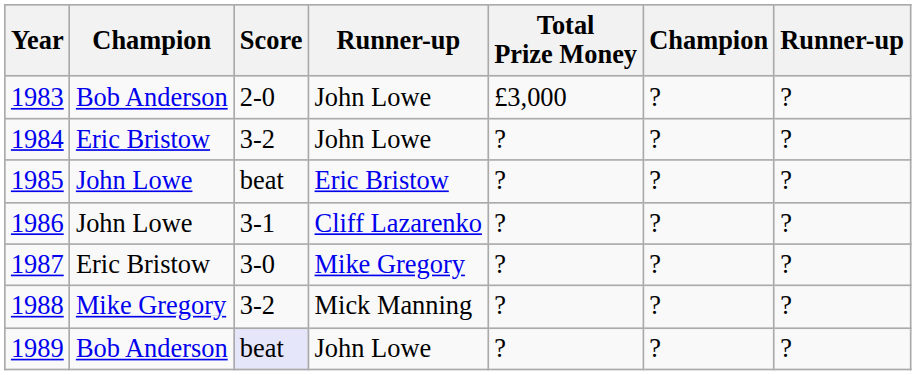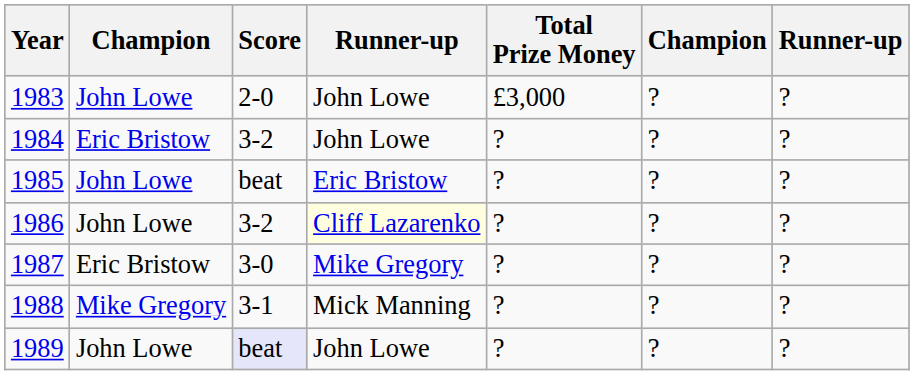(152, 97) Bob Anderson -> (134, 97) John Lowe
(257, 222) 3-1 -> (256, 222) 3-2
(398, 222) no background -> (397, 222) lightyellow background
(257, 306) 3-2 -> (256, 306) 3-1
(152, 348) Bob Anderson -> (134, 348) John Lowe
